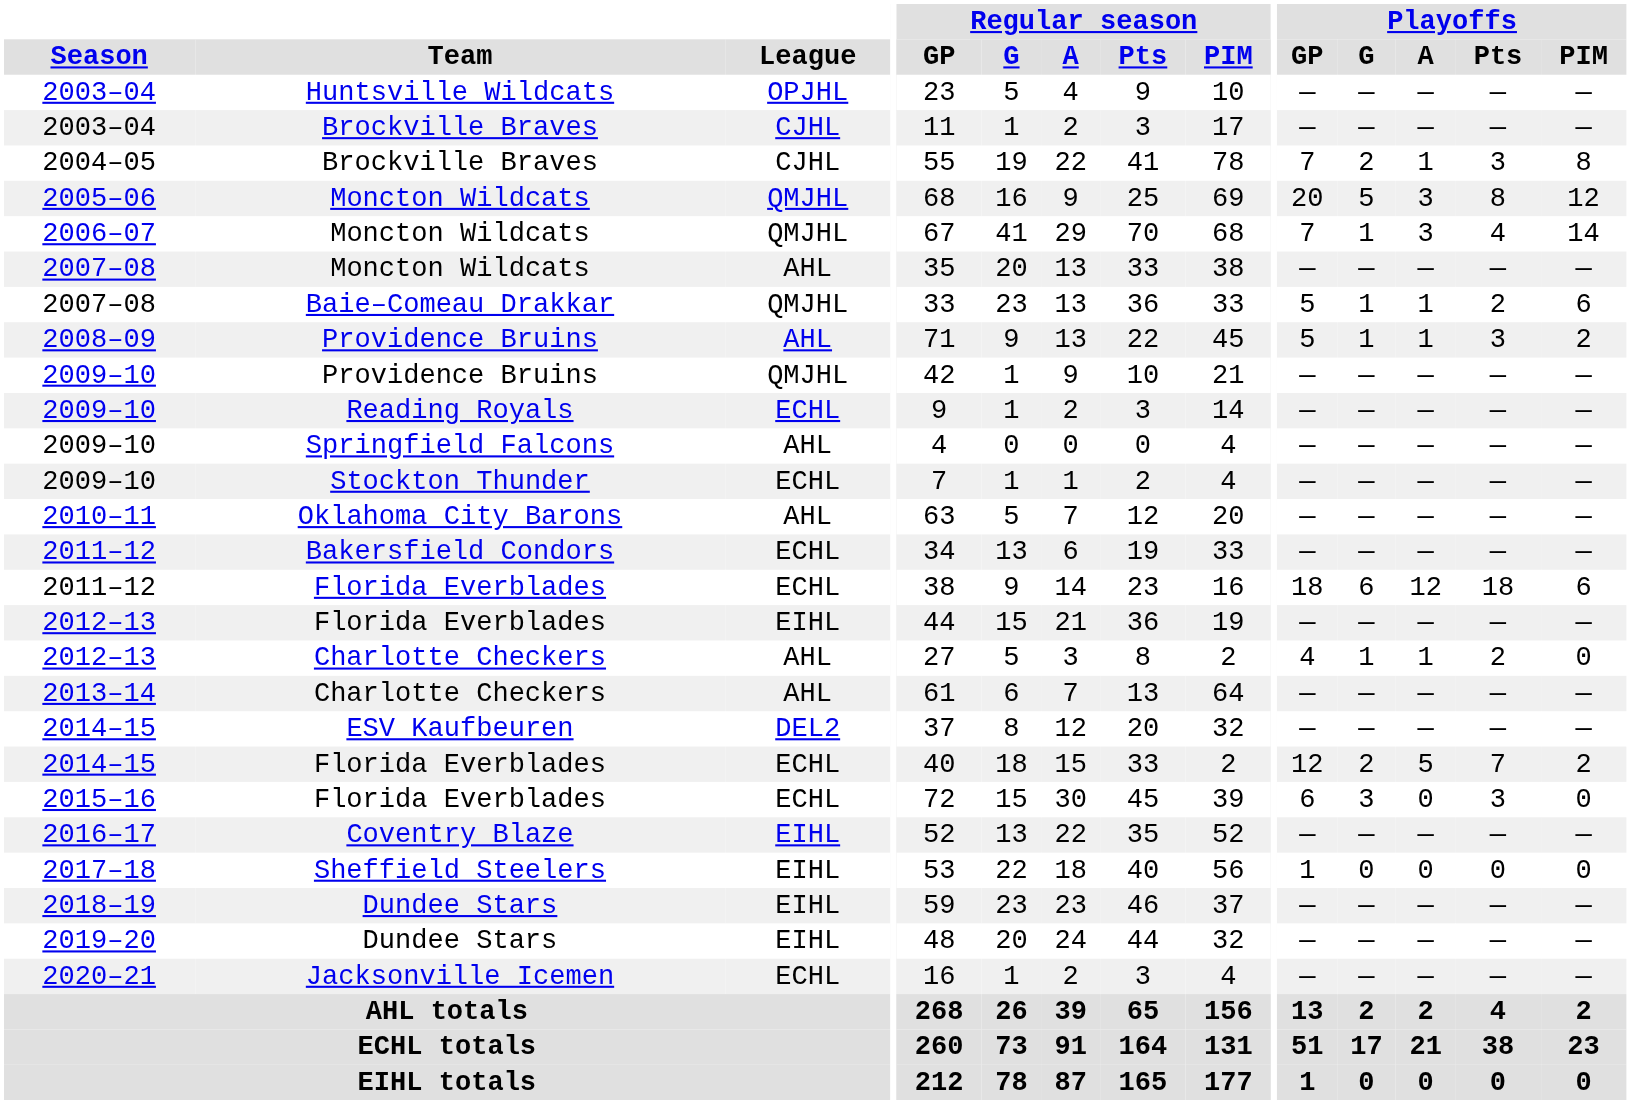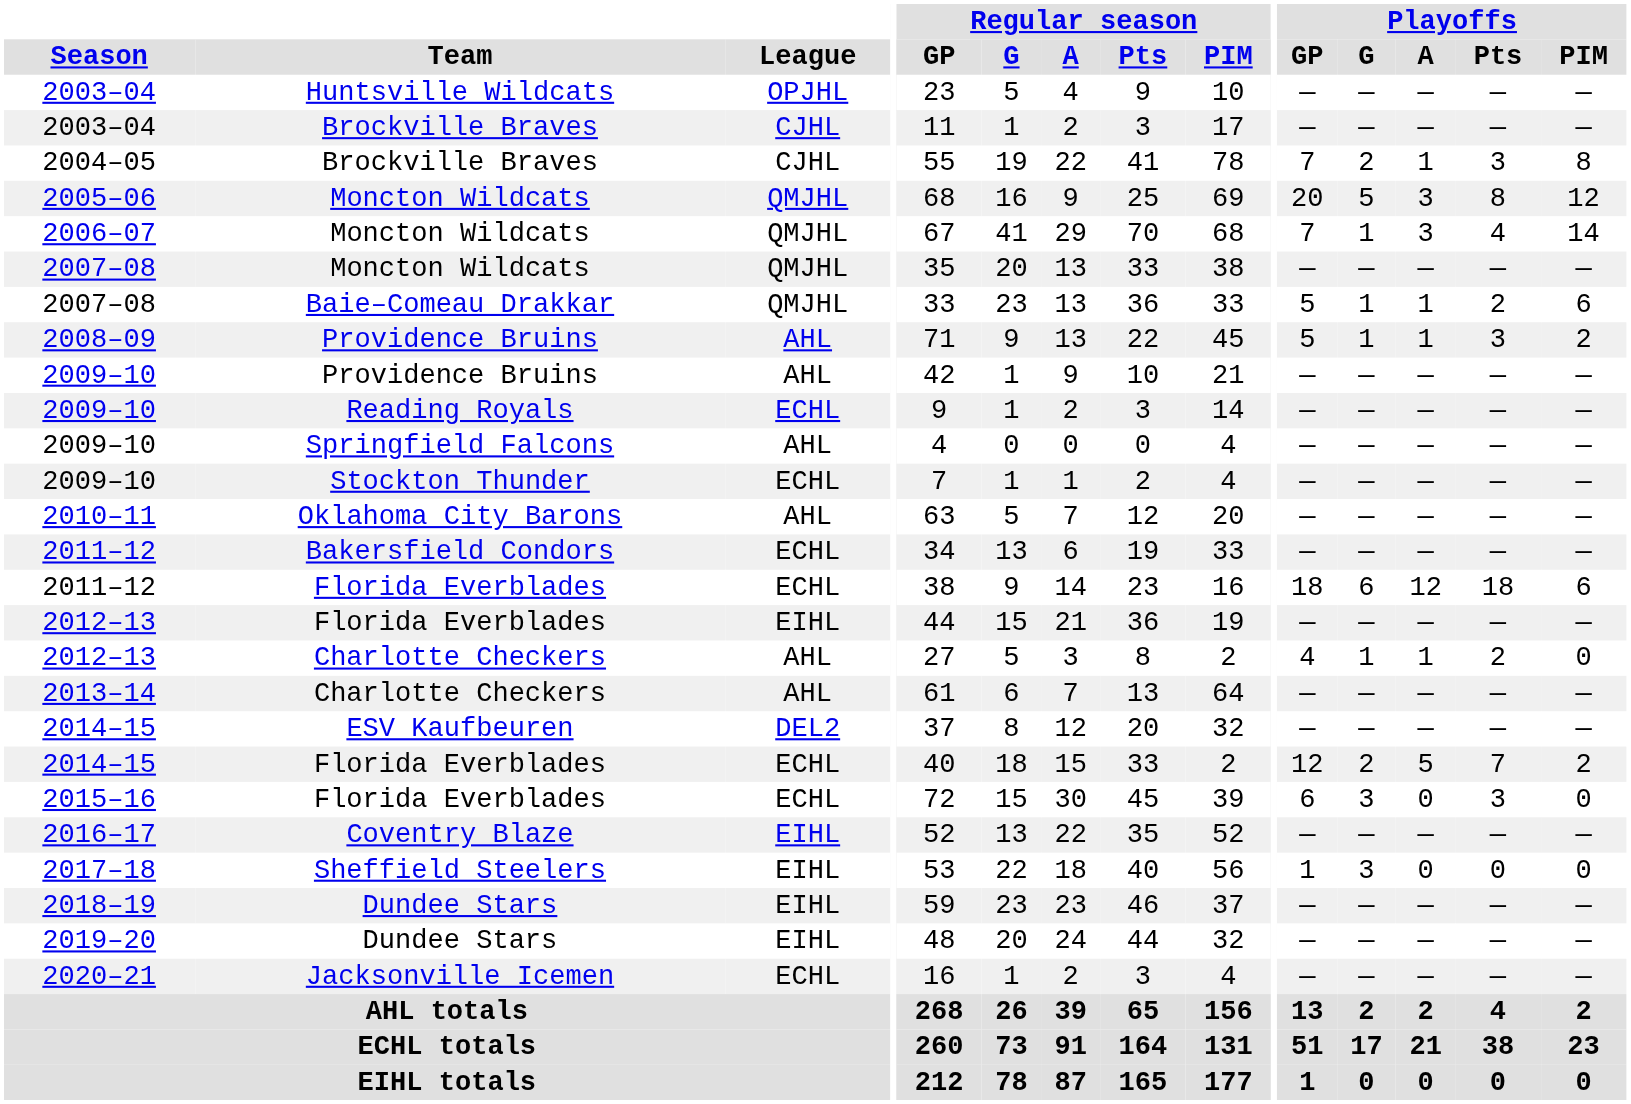(808, 269) AHL -> (808, 269) QMJHL
(808, 375) QMJHL -> (808, 375) AHL
(1366, 870) 0 -> (1366, 870) 3
